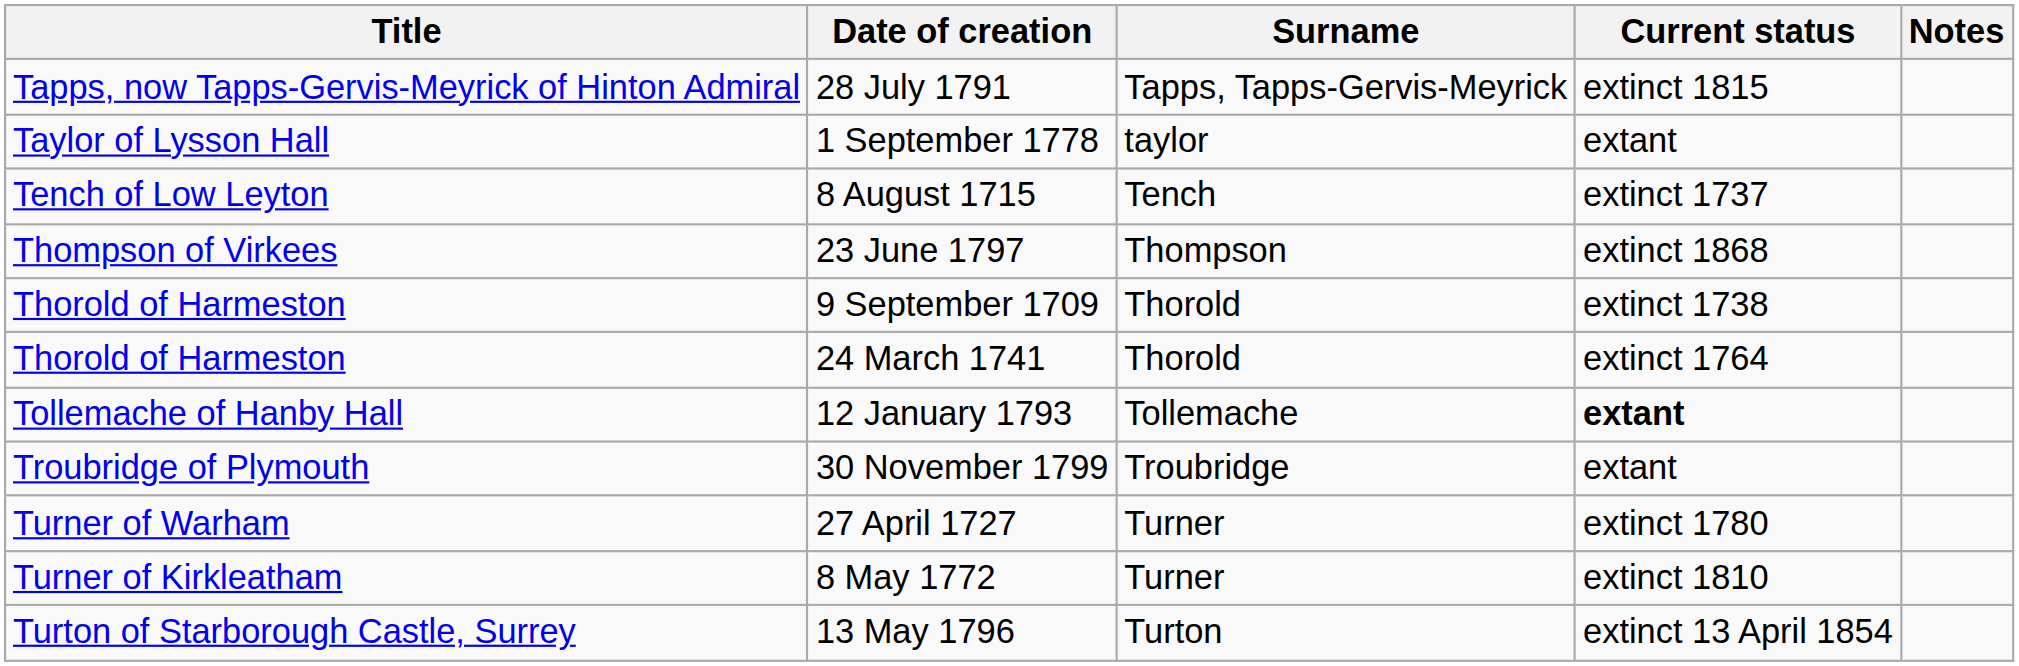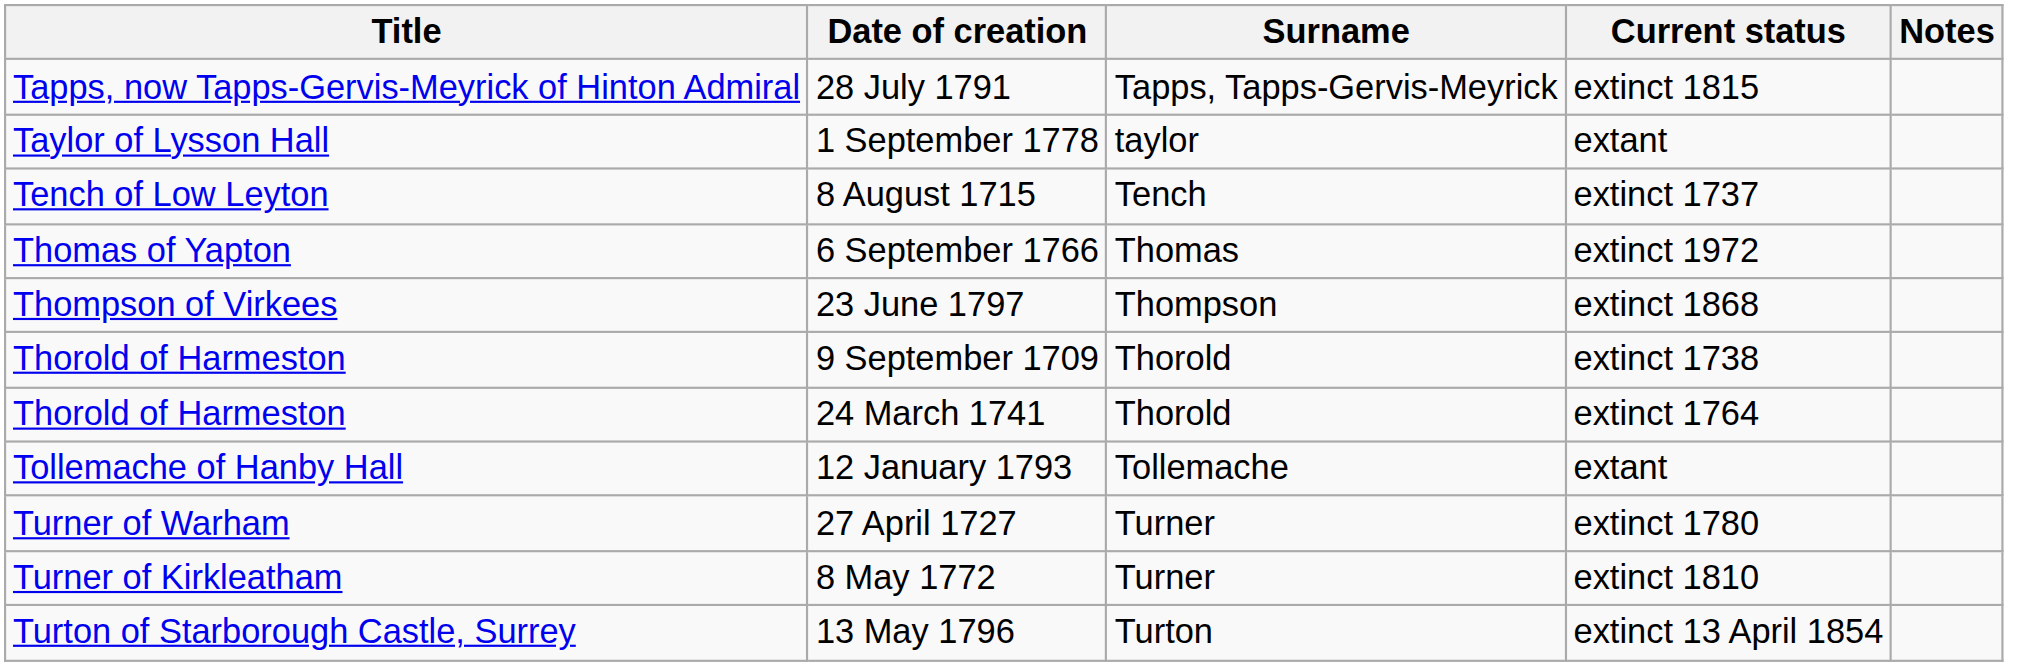+ row: (957, 250)
(1634, 413) bold -> (1620, 468) normal
- row: (962, 468)
